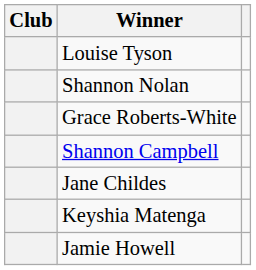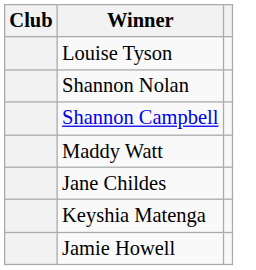- row: (149, 118)
+ row: (113, 150)
